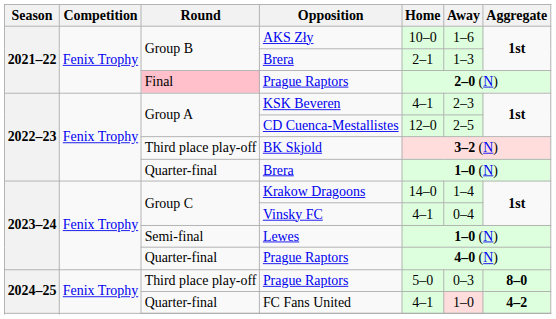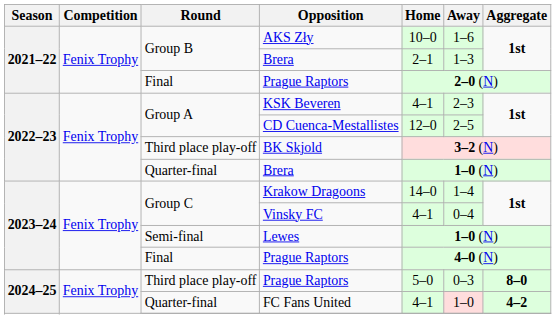(159, 81) pink background -> (159, 81) no background
(181, 258) Quarter-final -> (159, 258) Final
